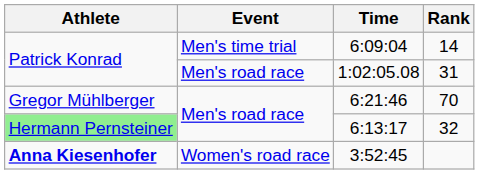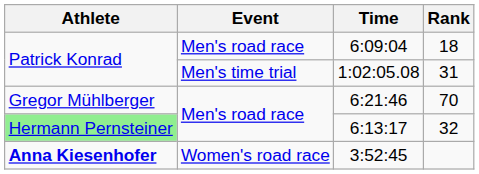(239, 46) Men's time trial -> (243, 46) Men's road race
(449, 46) 14 -> (449, 46) 18
(243, 73) Men's road race -> (239, 73) Men's time trial
